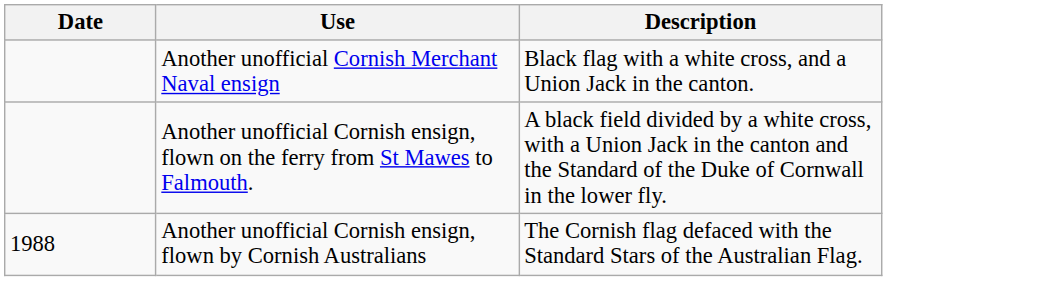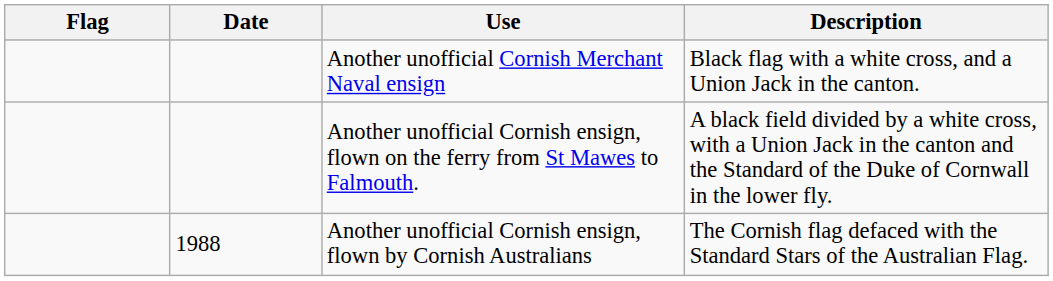+ column: (87, 22)
